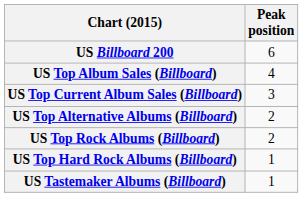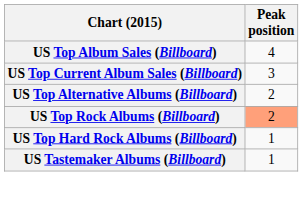- row: (125, 52)
(271, 138) no background -> (271, 116) lightsalmon background
